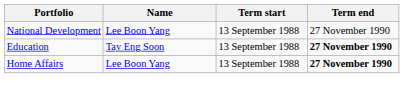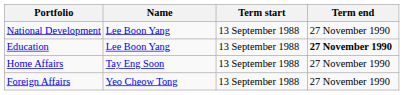(135, 47) Tay Eng Soon -> (138, 47) Lee Boon Yang
(138, 64) Lee Boon Yang -> (135, 64) Tay Eng Soon
(351, 64) bold -> (350, 64) normal
+ row: (38, 81)
